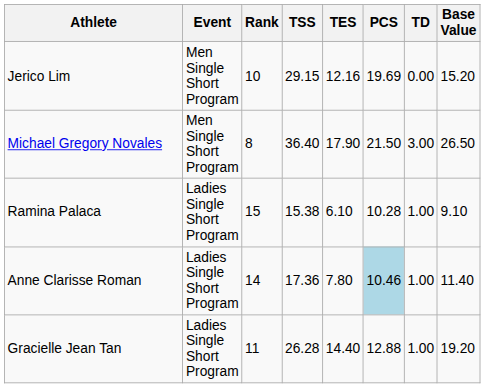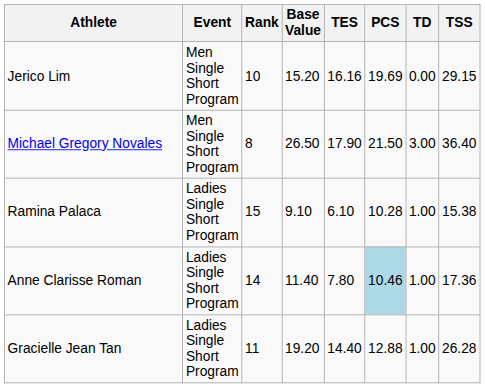columns swapped: (458, 23) <-> (302, 23)
(343, 75) 12.16 -> (345, 75) 16.16
